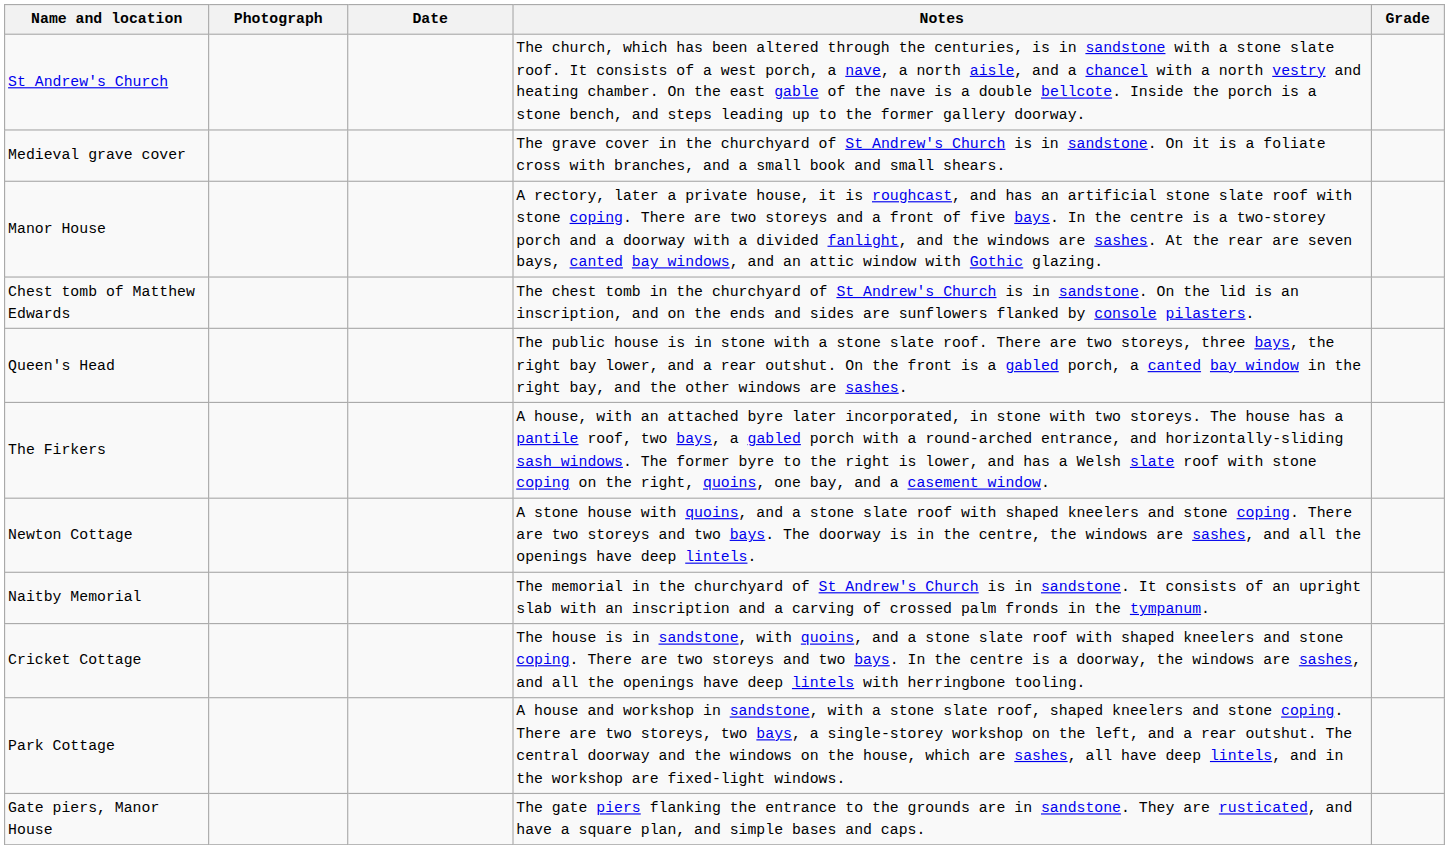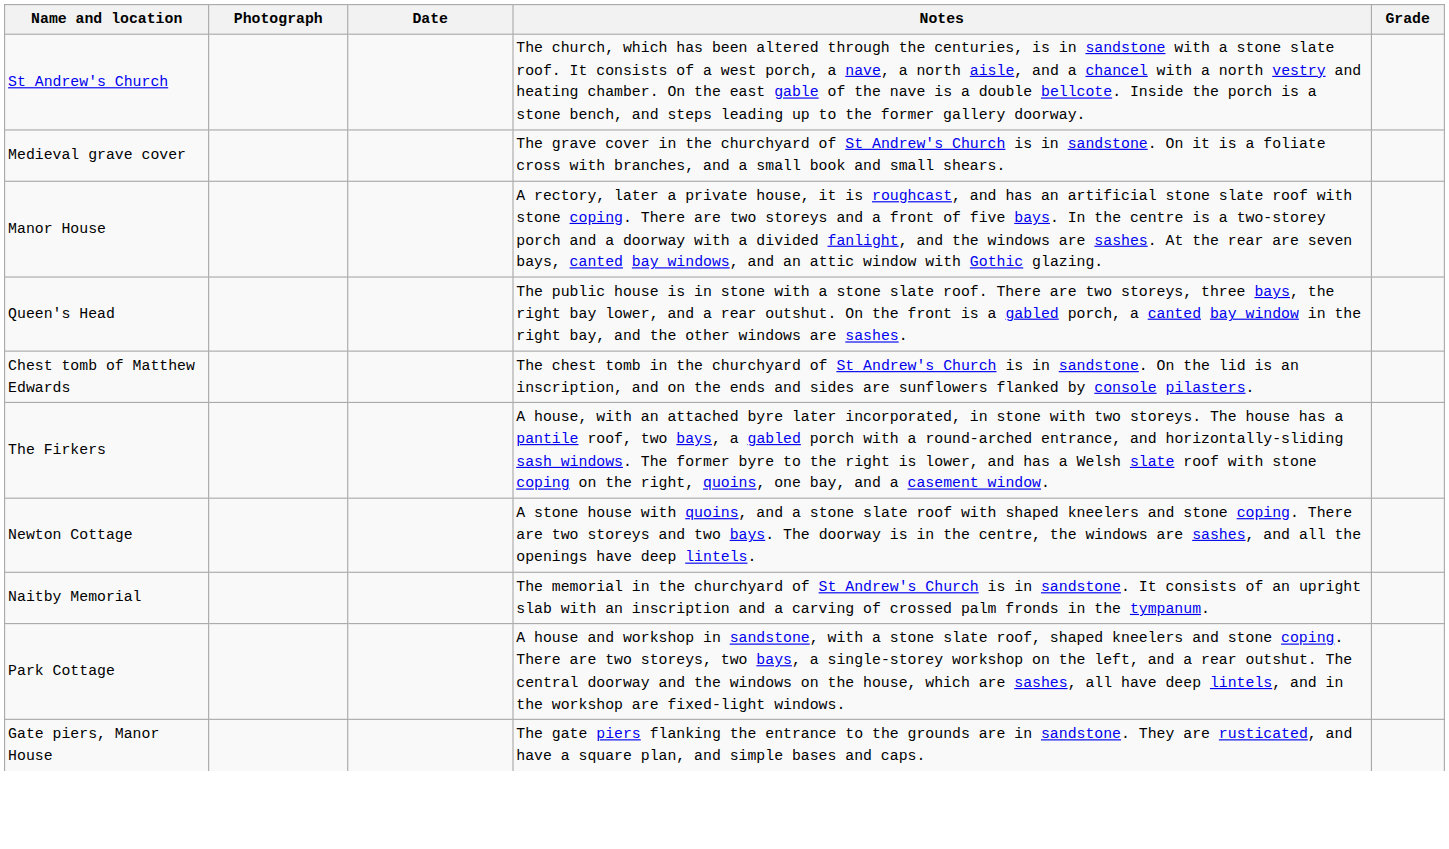rows swapped: (61, 365) <-> (101, 303)
- row: (75, 660)
